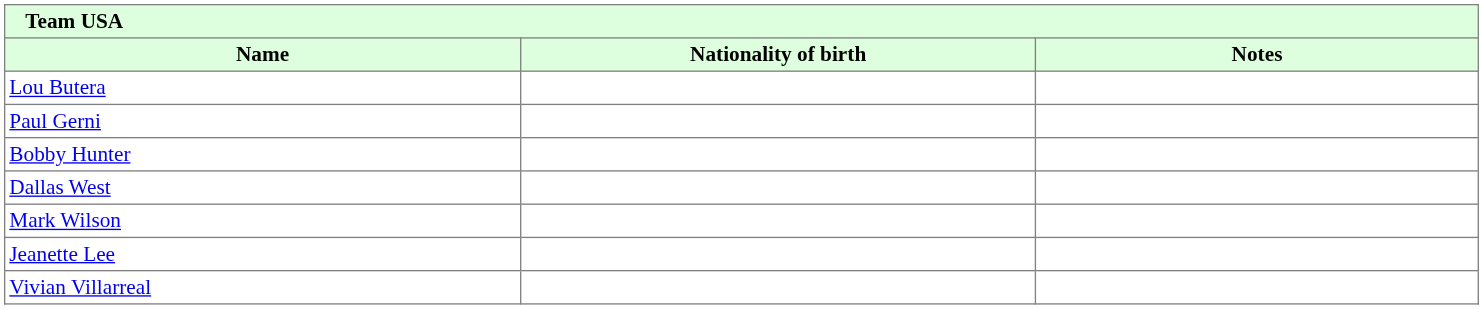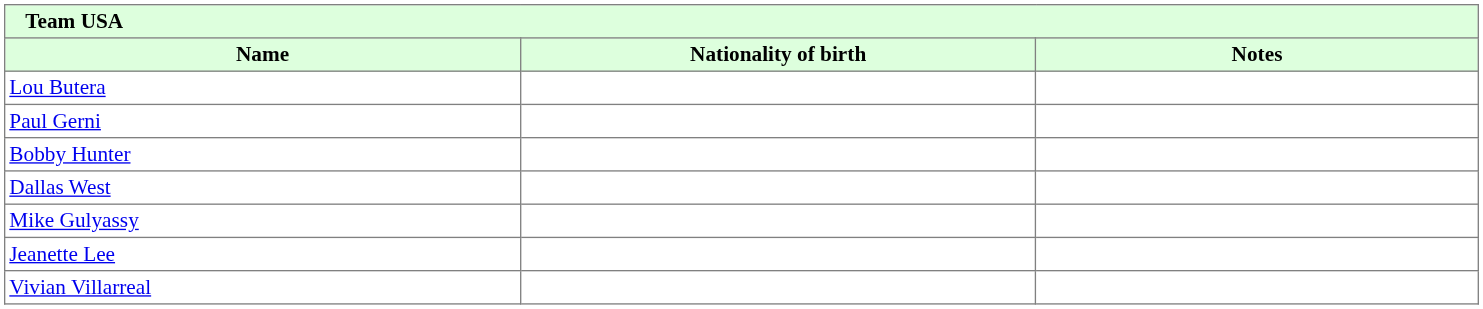- row: (65, 220)
+ row: (74, 220)
